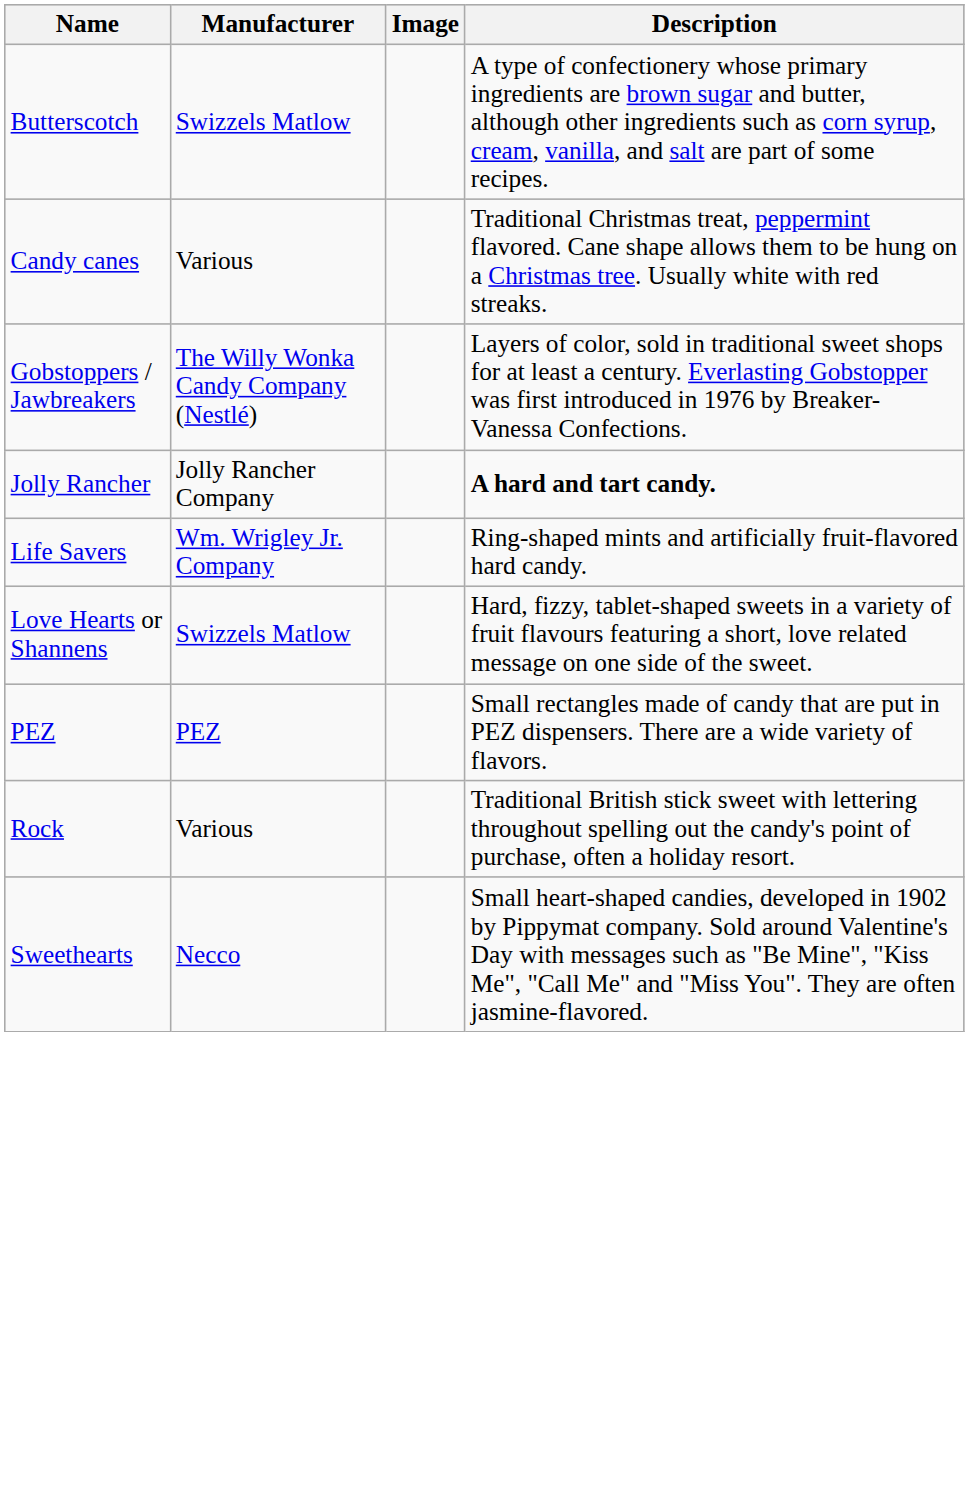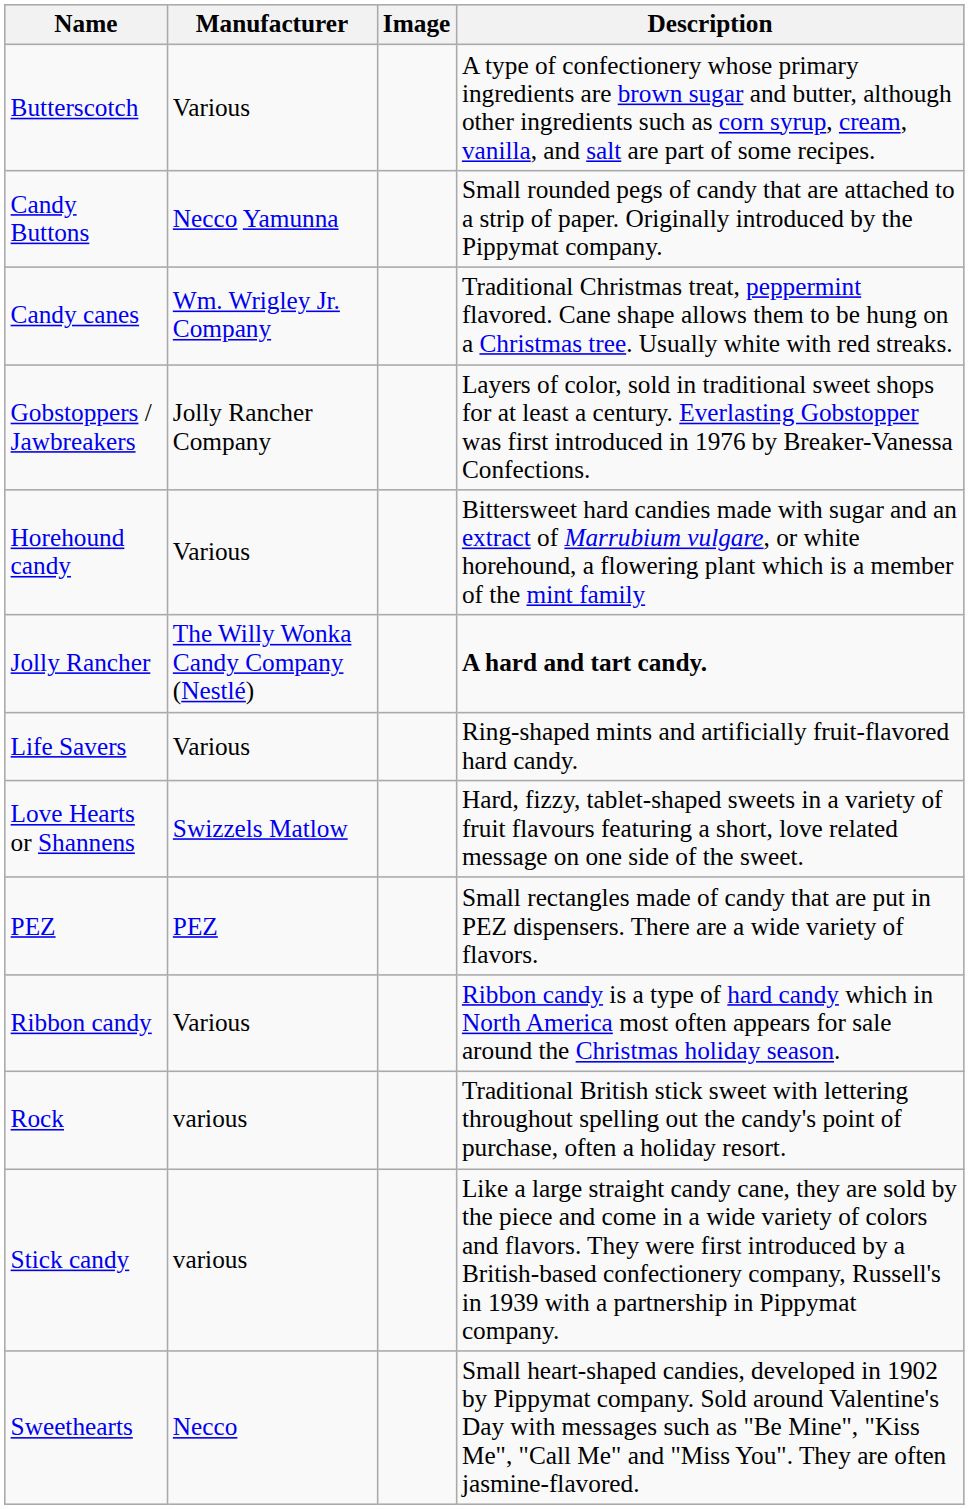(263, 121) Swizzels Matlow -> (211, 107) Various
+ row: (50, 218)
(214, 261) Various -> (256, 315) Wm. Wrigley Jr. Company
(265, 386) The Willy Wonka Candy Company (Nestlé) -> (243, 426) Jolly Rancher Company
+ row: (67, 552)
(246, 483) Jolly Rancher Company -> (262, 663) The Willy Wonka Candy Company (Nestlé)
(259, 552) Wm. Wrigley Jr. Company -> (211, 746) Various
+ row: (81, 1022)
(214, 828) Various -> (210, 1119) various
+ row: (70, 1259)
